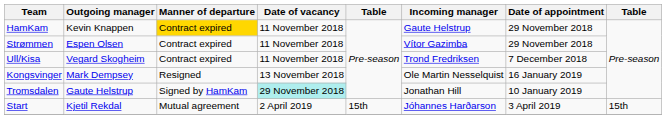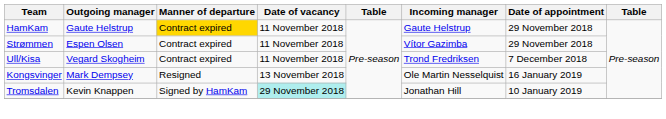(100, 28) Kevin Knappen -> (100, 28) Gaute Helstrup
(100, 91) Gaute Helstrup -> (100, 91) Kevin Knappen
- row: (17, 106)
